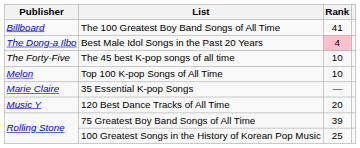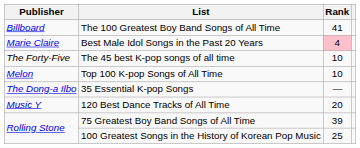(42, 43) The Dong-a Ilbo -> (33, 43) Marie Claire
(33, 89) Marie Claire -> (42, 89) The Dong-a Ilbo
